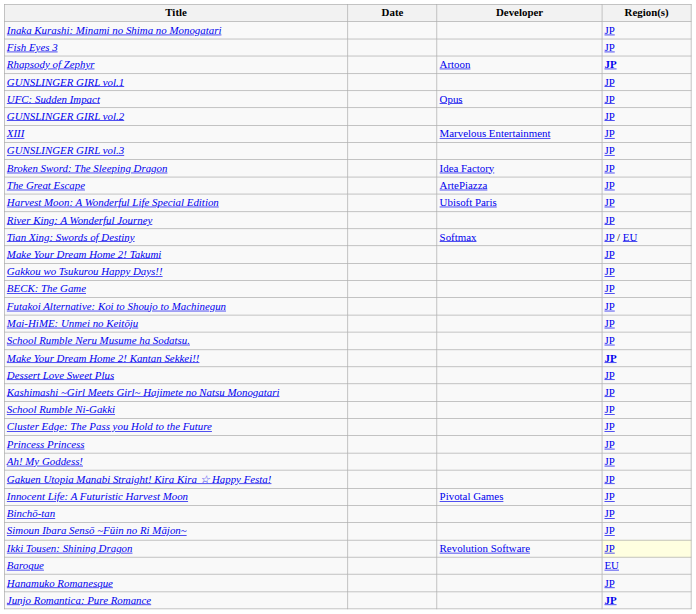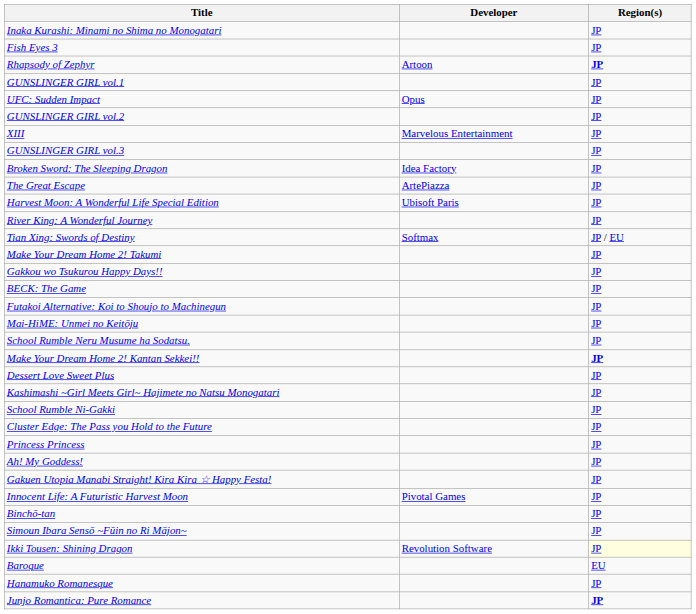- column: (392, 13)
